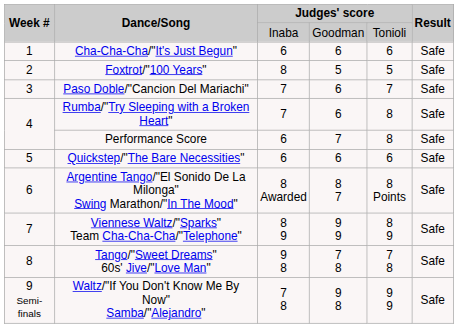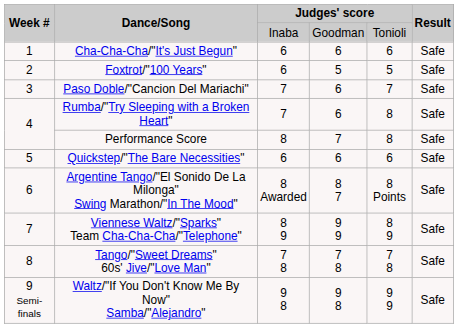(284, 70) 8 -> (284, 70) 6
(284, 139) 6 -> (284, 139) 8
(284, 261) 9 8 -> (284, 261) 7 8
(284, 300) 7 8 -> (284, 300) 9 8
